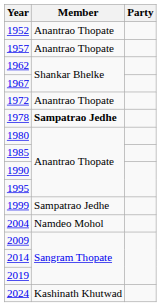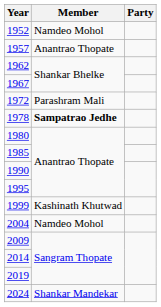(74, 30) Anantrao Thopate -> (69, 30) Namdeo Mohol
(74, 100) Anantrao Thopate -> (69, 100) Parashram Mali
(72, 205) Sampatrao Jedhe -> (78, 205) Kashinath Khutwad
(78, 293) Kashinath Khutwad -> (76, 293) Shankar Mandekar
